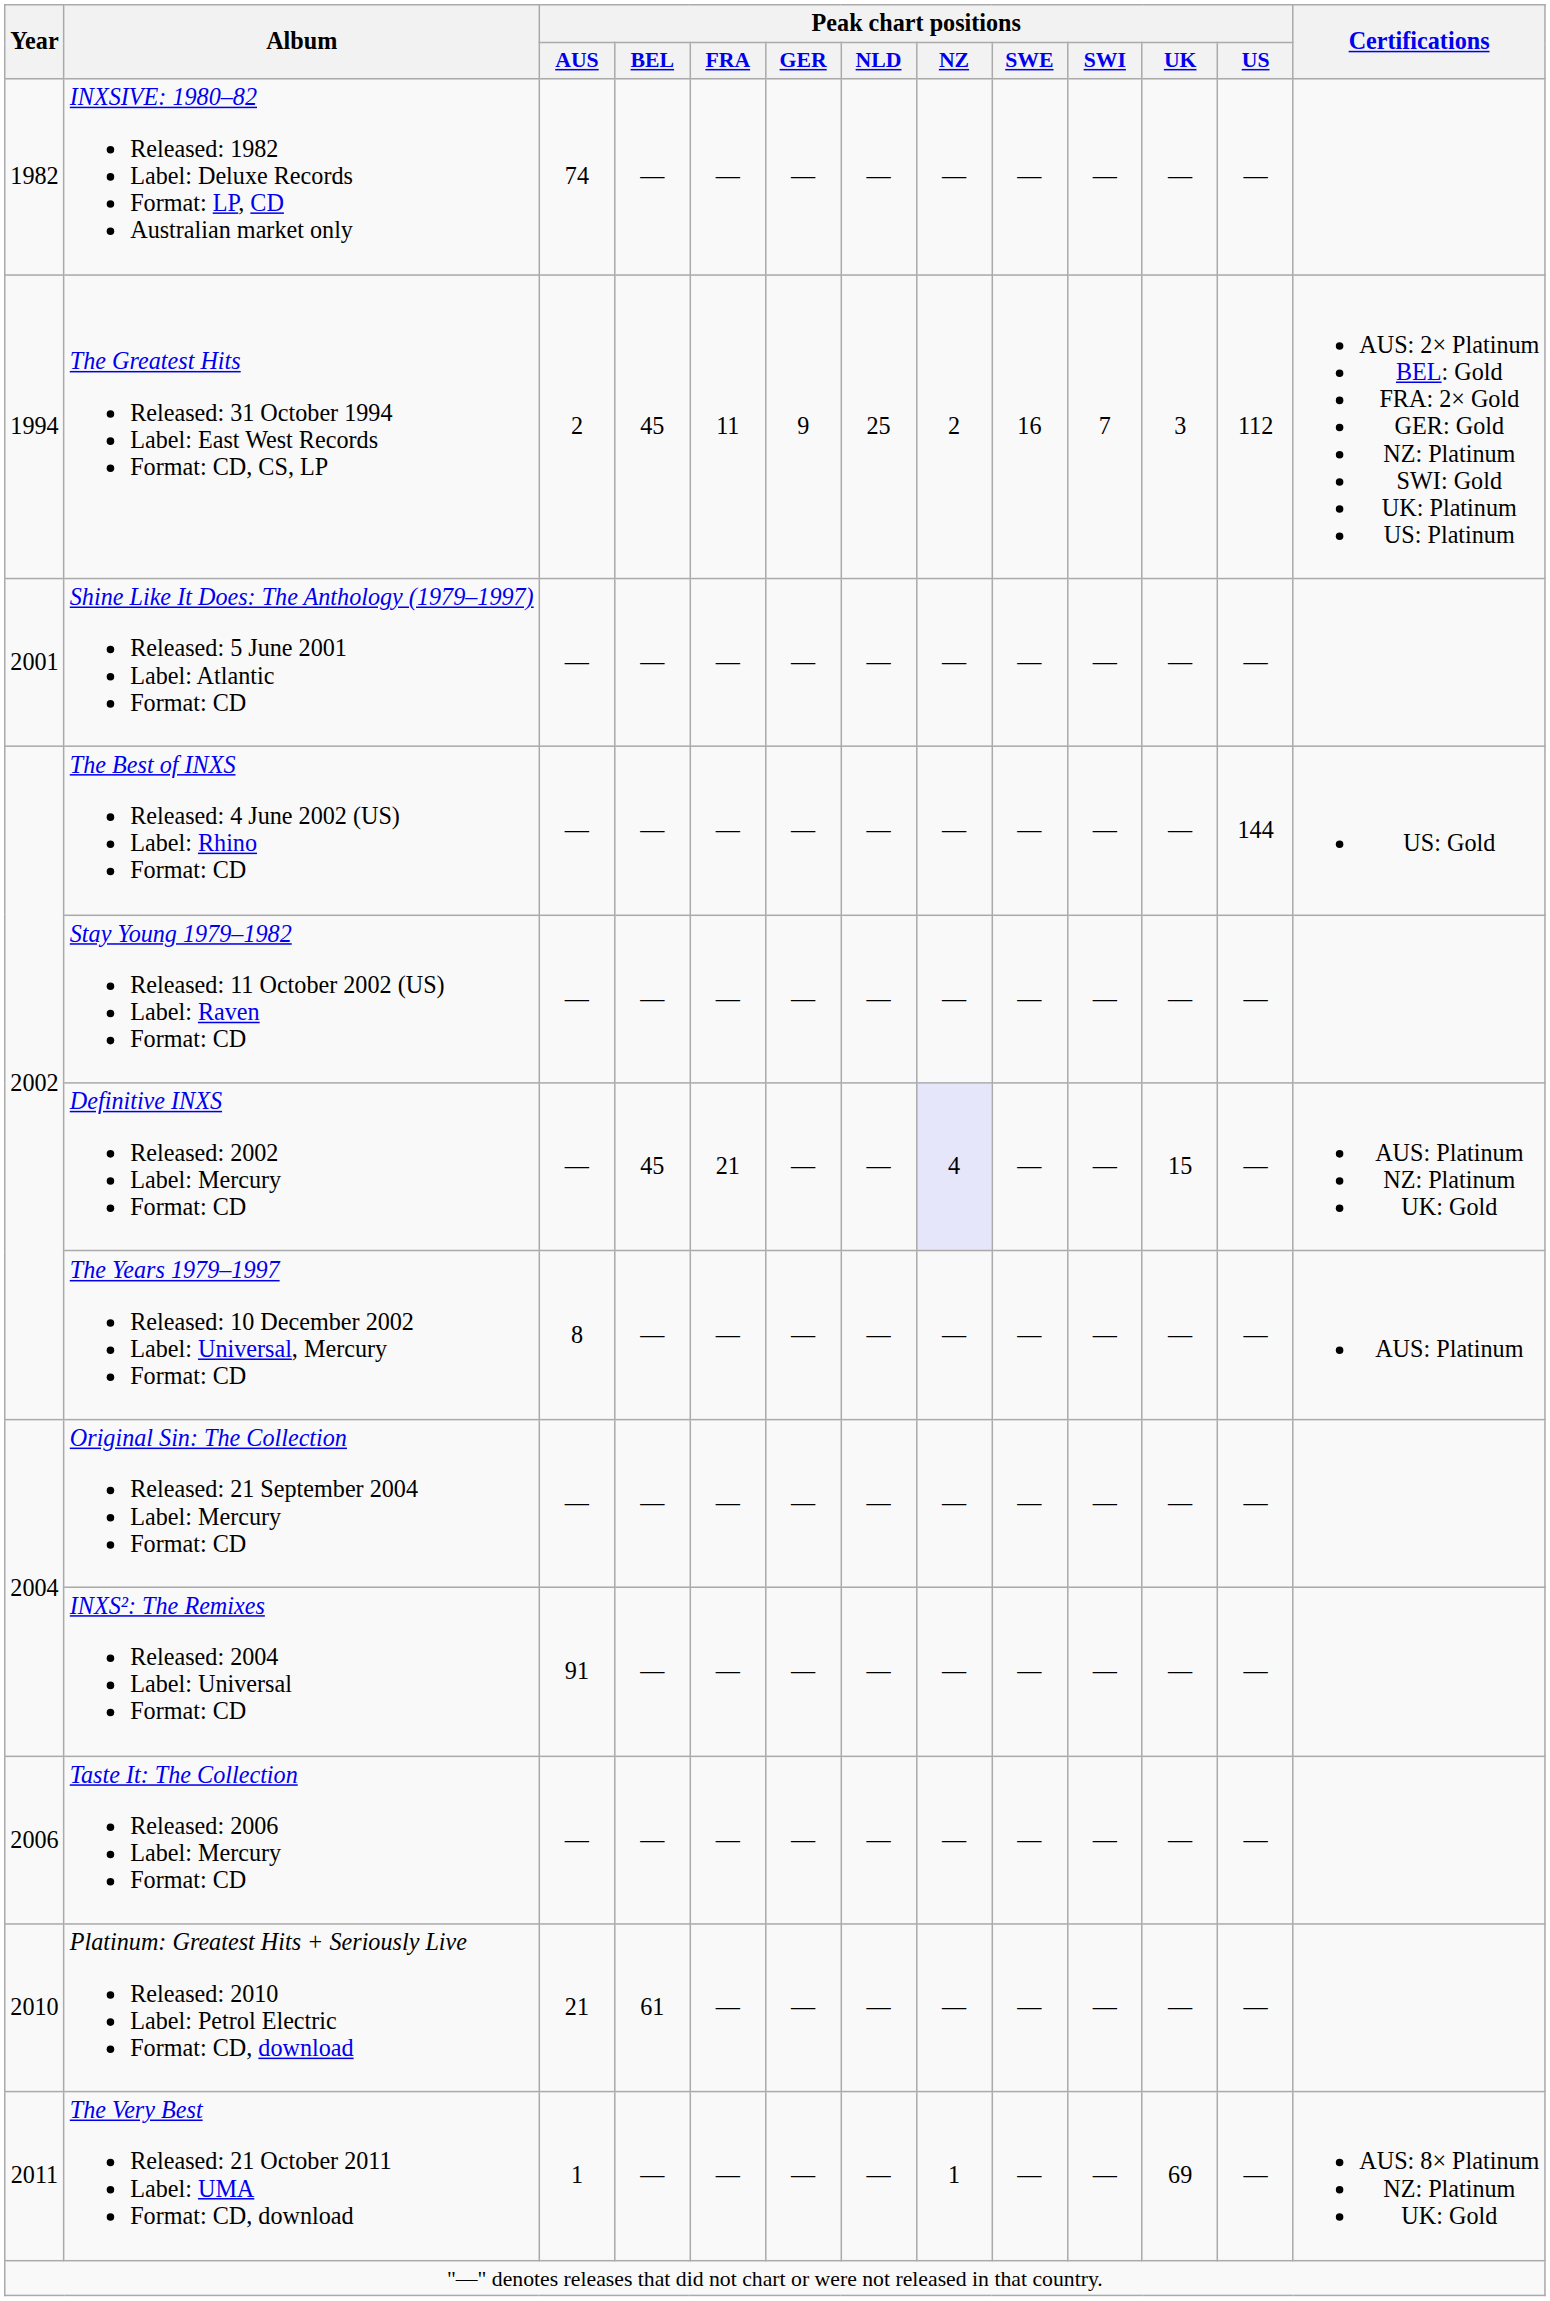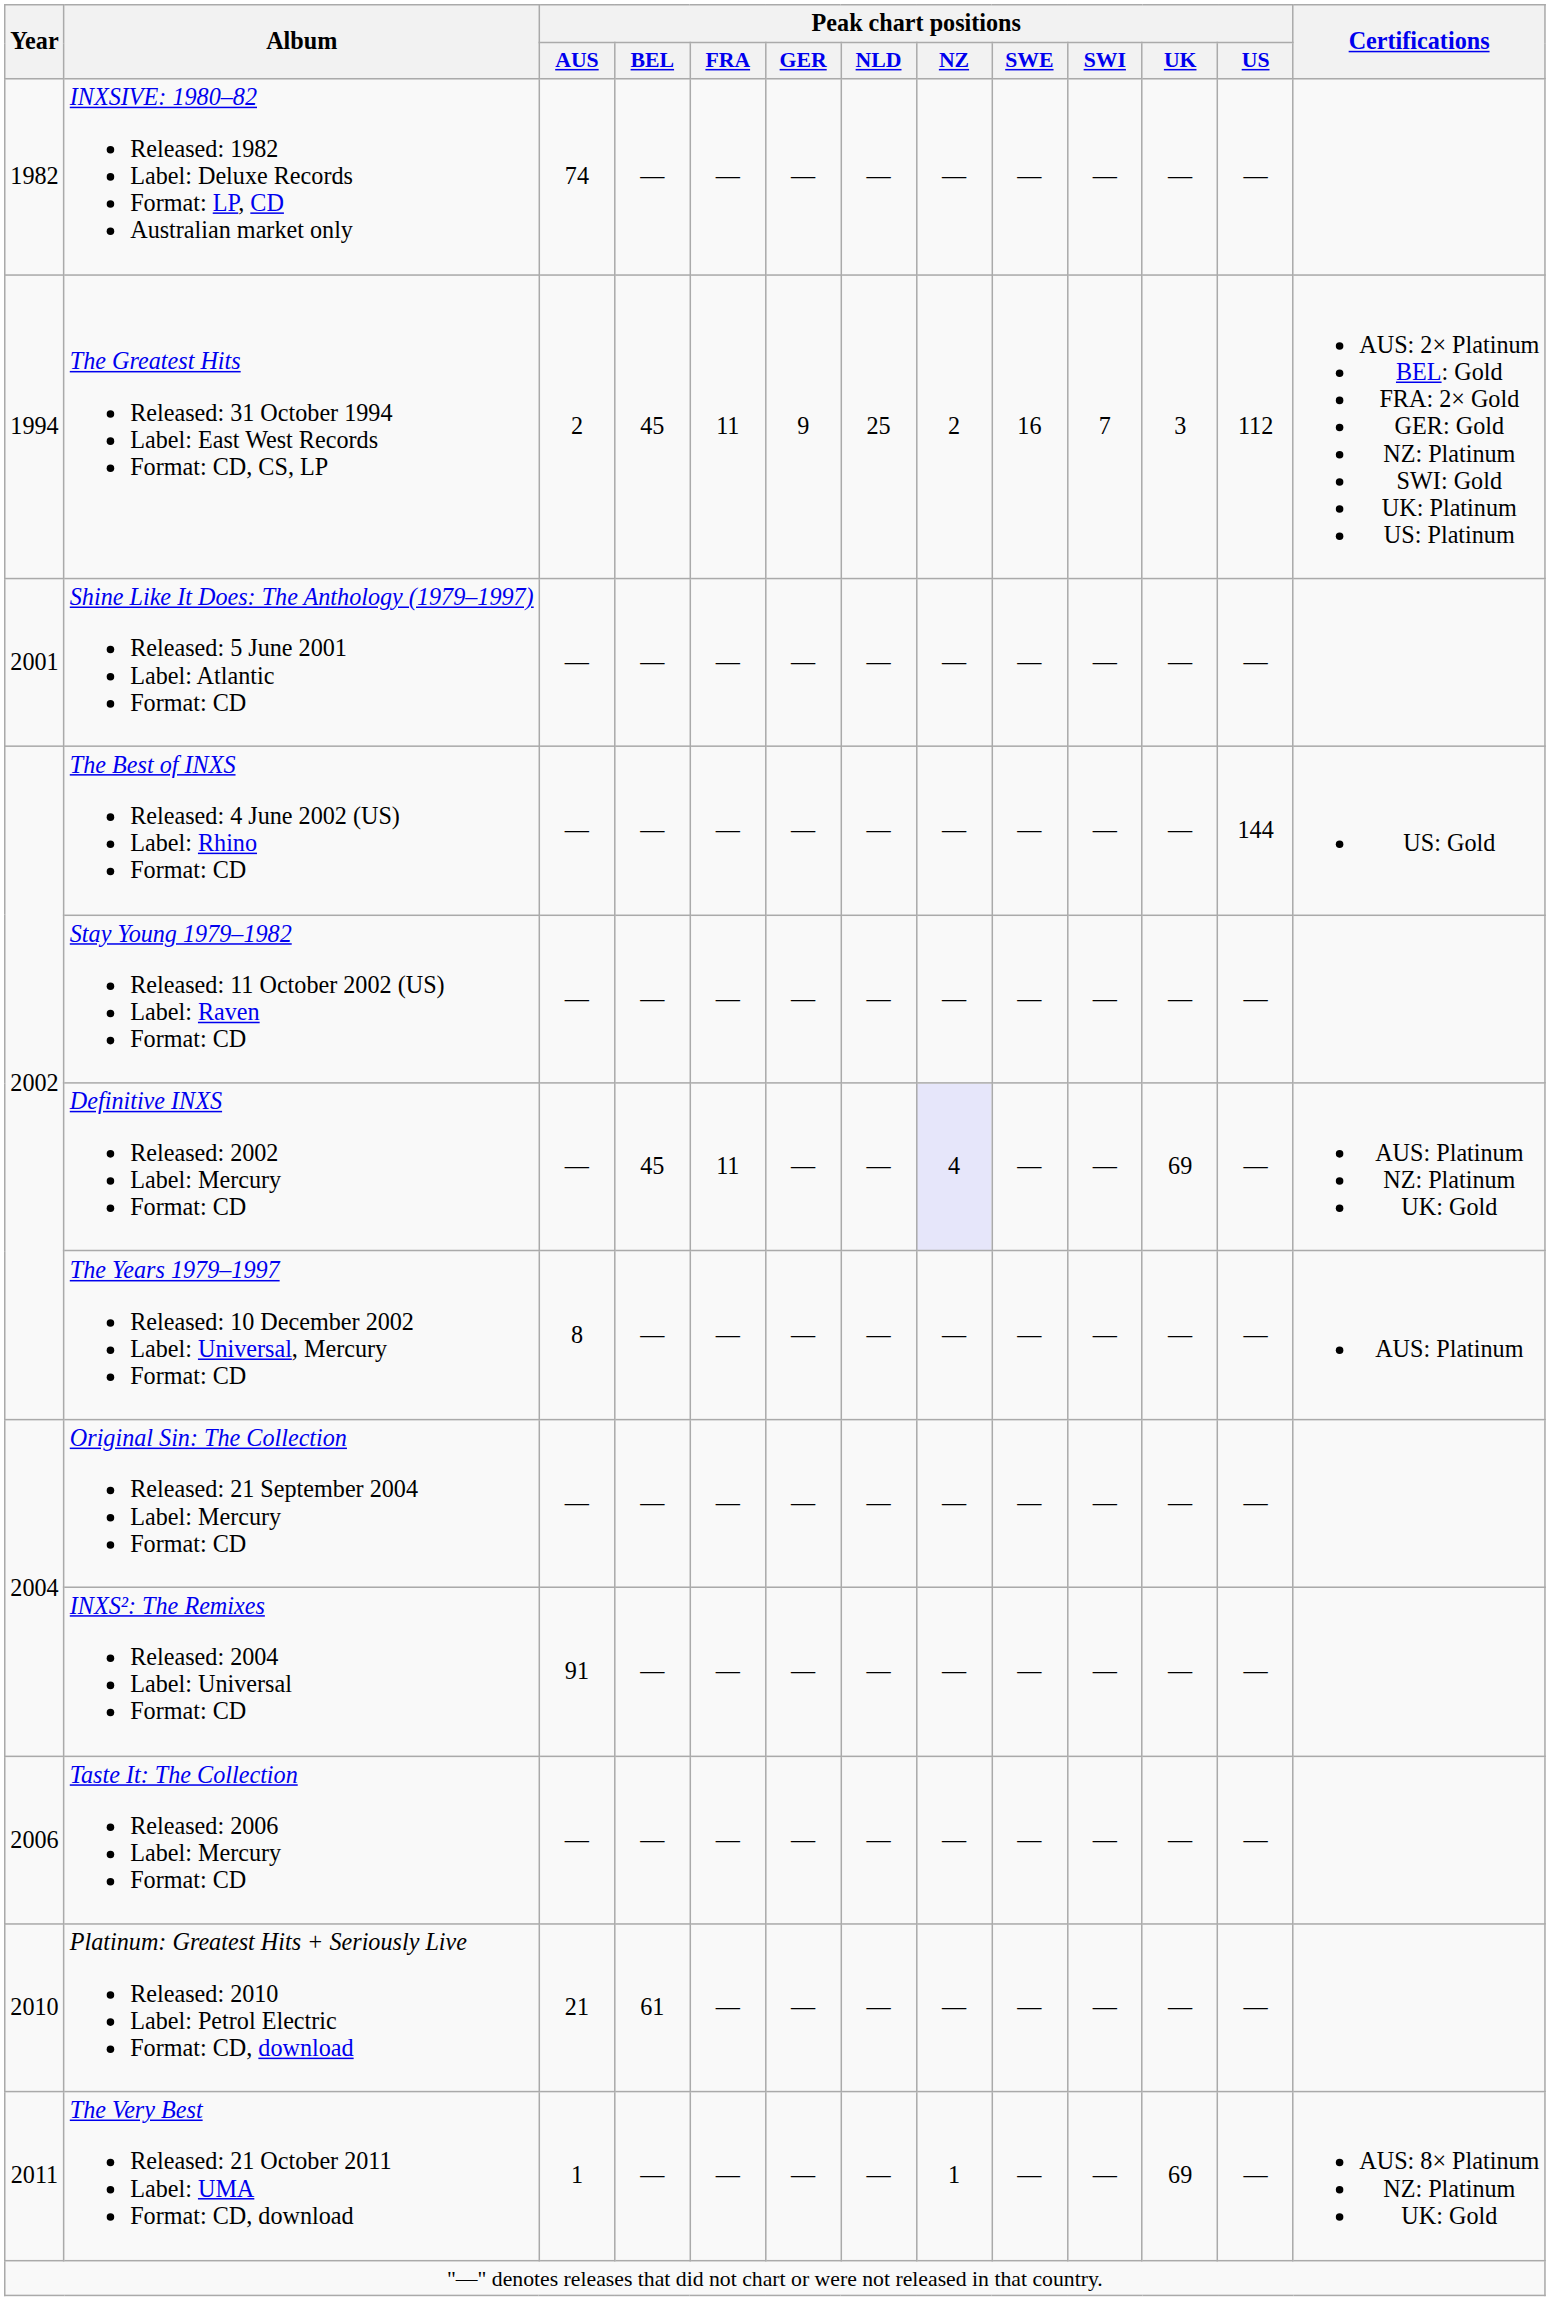(728, 1166) 21 -> (728, 1166) 11
(1180, 1166) 15 -> (1180, 1166) 69
